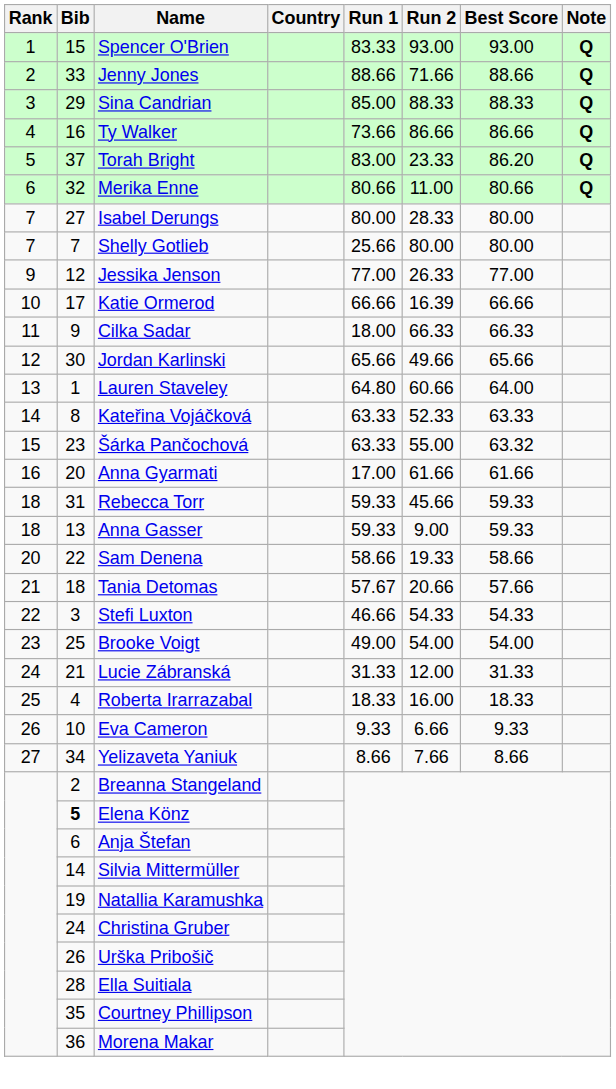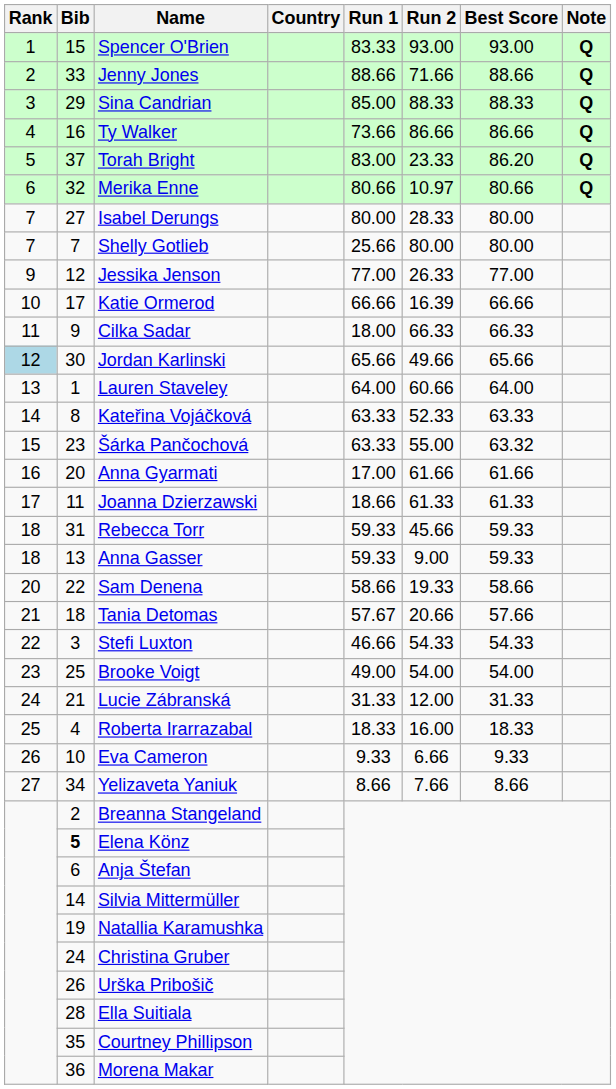(431, 189) 11.00 -> (431, 189) 10.97
(31, 359) no background -> (31, 359) lightblue background
(373, 388) 64.80 -> (373, 388) 64.00
+ row: (178, 501)
